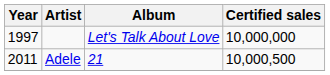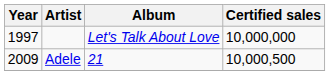(23, 59) 2011 -> (23, 59) 2009
